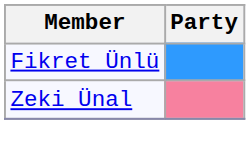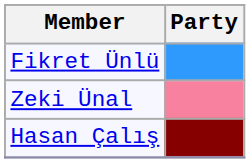+ row: (85, 137)
